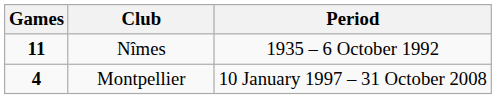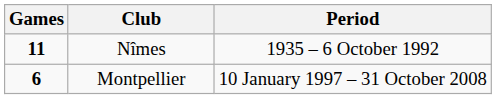(36, 78) 4 -> (36, 78) 6
